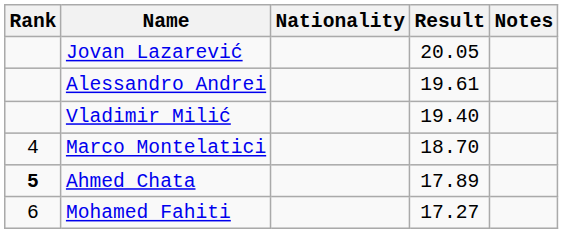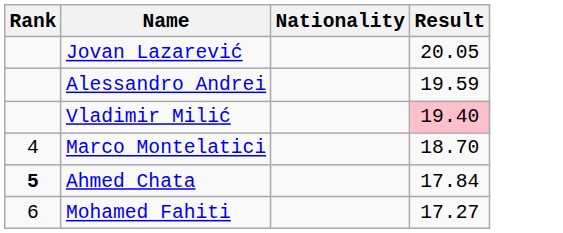- column: (524, 21)
(450, 85) 19.61 -> (450, 85) 19.59
(450, 117) no background -> (450, 117) pink background
(450, 181) 17.89 -> (450, 181) 17.84
